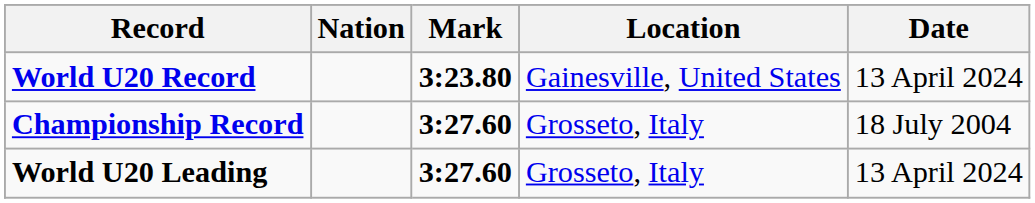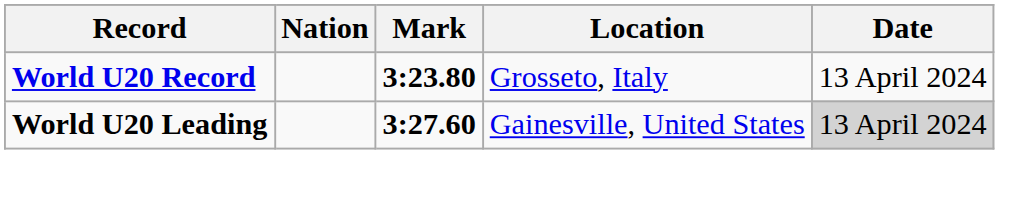(683, 76) Gainesville, United States -> (579, 76) Grosseto, Italy
- row: (158, 124)
(615, 172) Grosseto, Italy -> (647, 124) Gainesville, United States
(939, 172) no background -> (903, 124) lightgrey background
